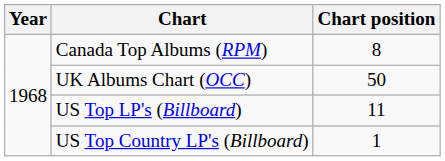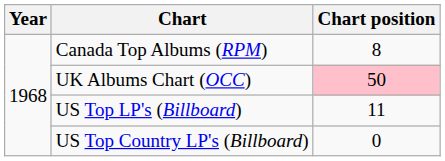(376, 79) no background -> (376, 79) pink background
(376, 140) 1 -> (376, 140) 0
